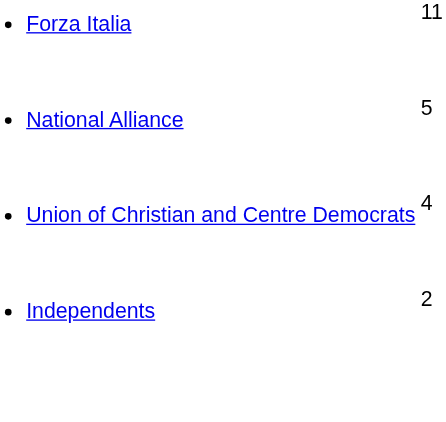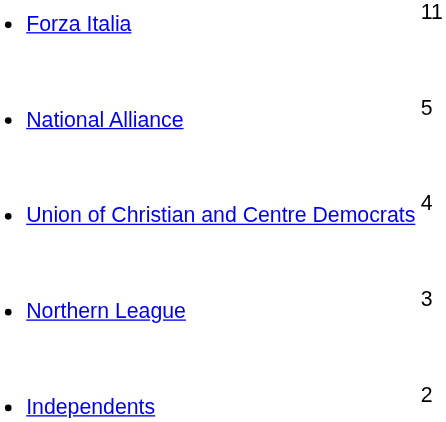+ row: (194, 311)
